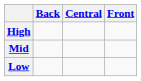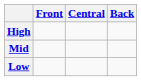columns swapped: (121, 13) <-> (48, 13)
